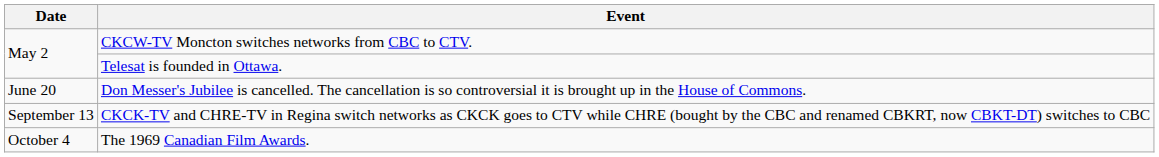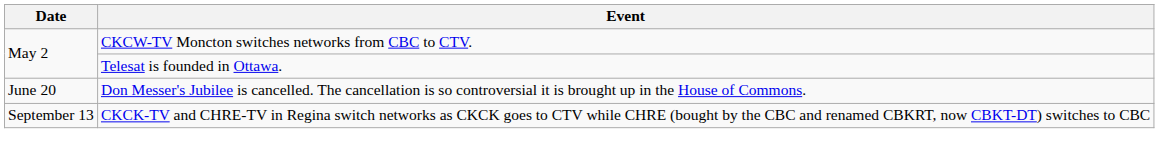- row: (205, 139)
